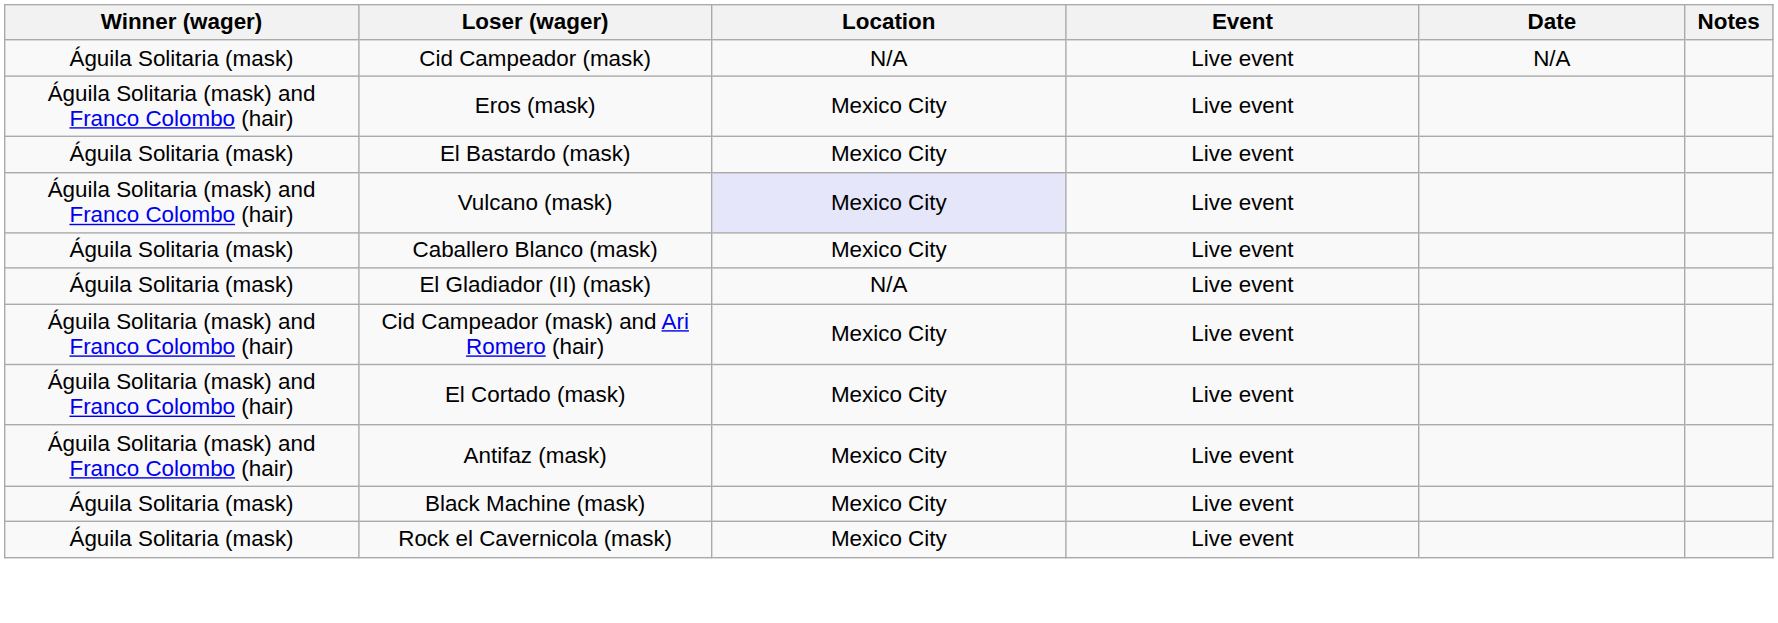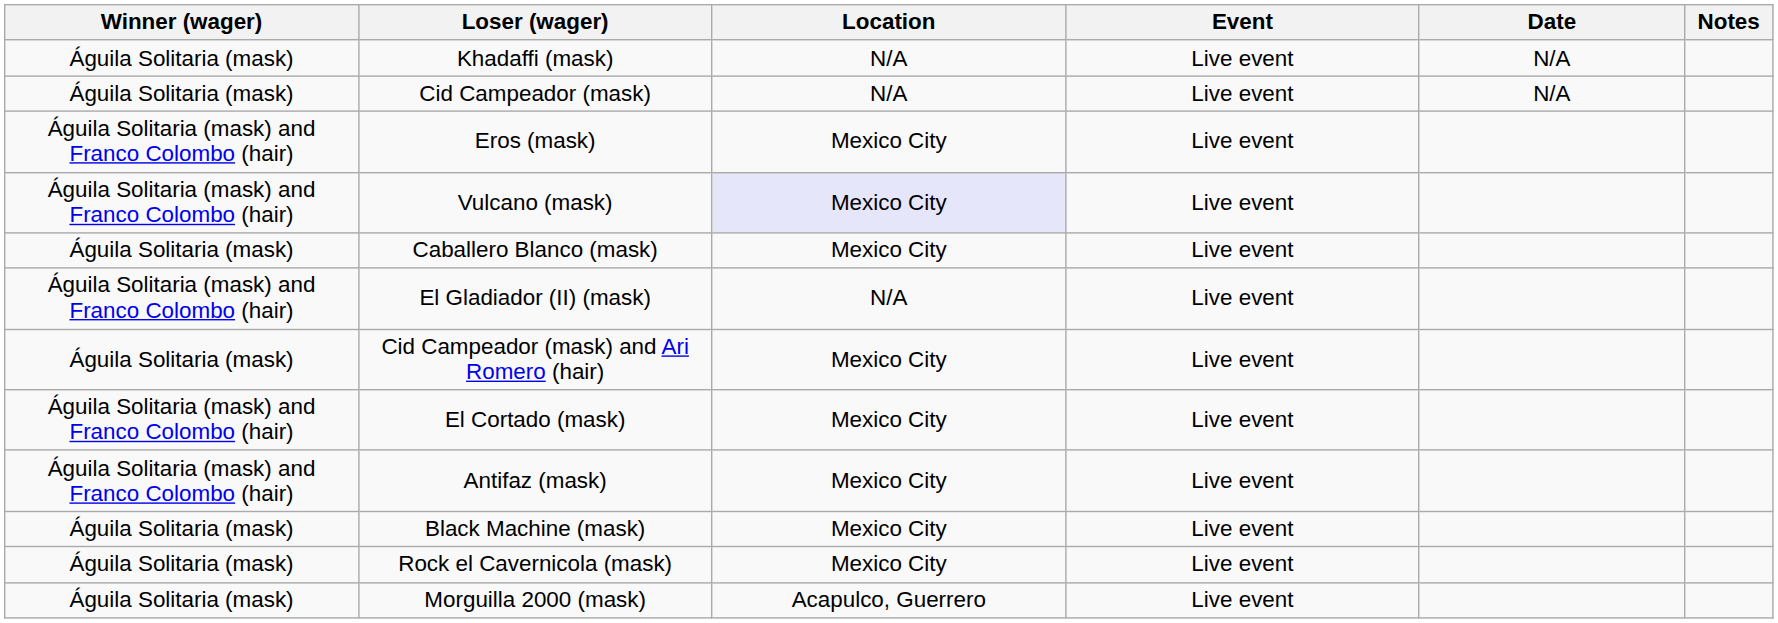+ row: (535, 57)
- row: (535, 154)
(182, 285) Águila Solitaria (mask) -> (182, 298) Águila Solitaria (mask) and Franco Colombo (hair)
(182, 333) Águila Solitaria (mask) and Franco Colombo (hair) -> (182, 359) Águila Solitaria (mask)
+ row: (535, 599)
